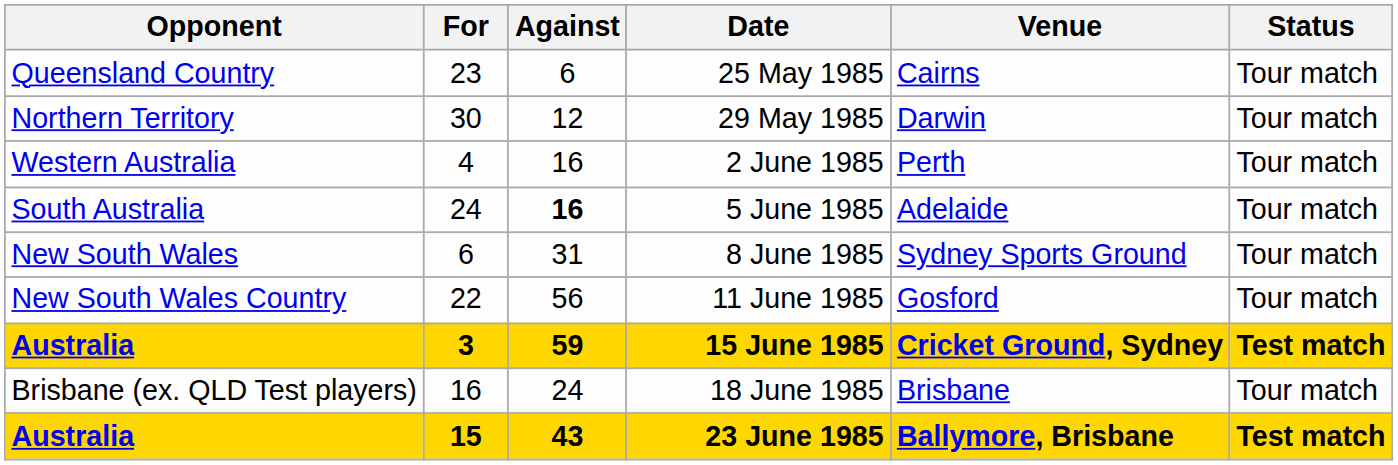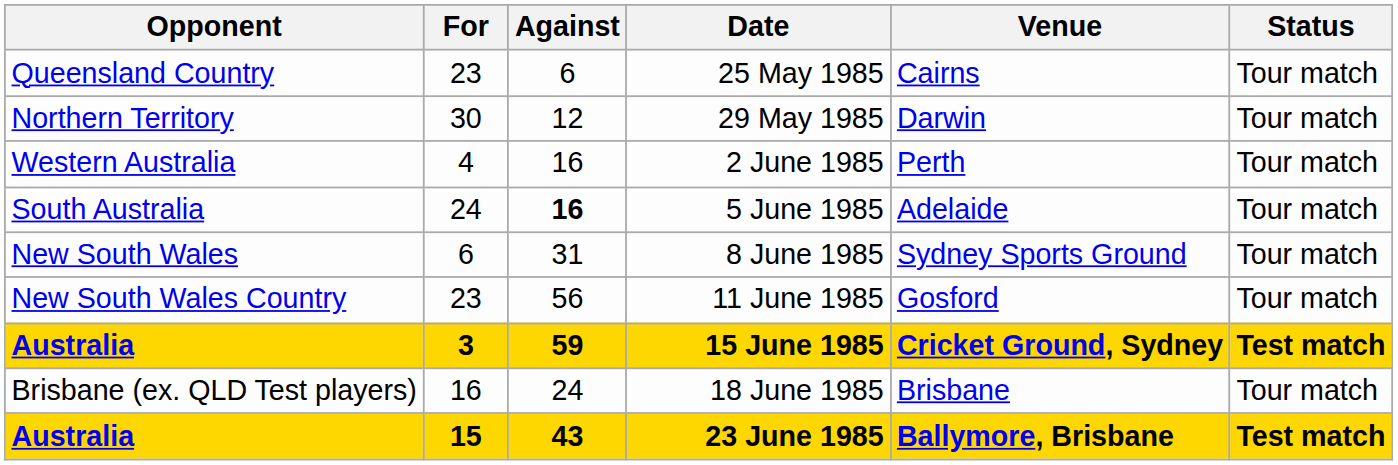(466, 299) 22 -> (466, 299) 23
